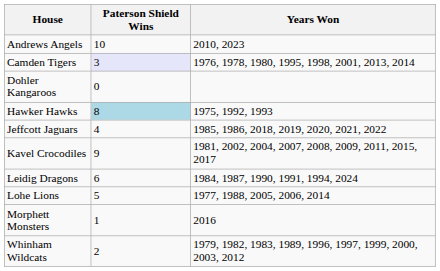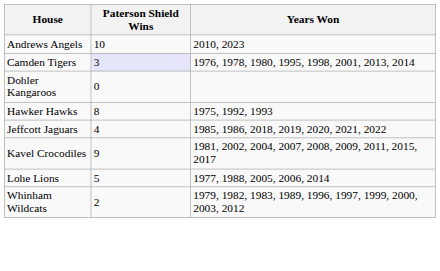(97, 111) lightblue background -> (96, 111) no background
- row: (42, 177)
- row: (28, 220)
